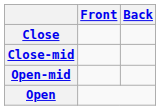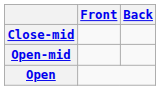- row: (41, 35)
